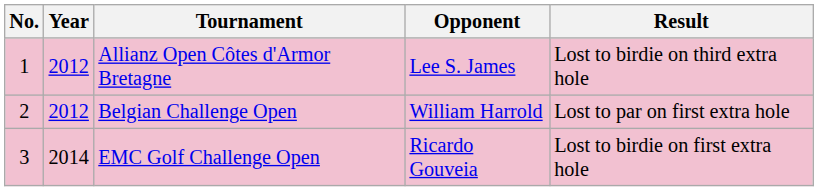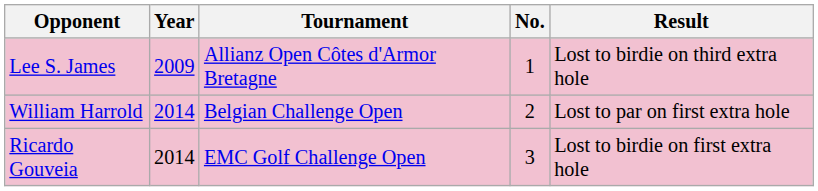columns swapped: (24, 21) <-> (477, 21)
(69, 66) 2012 -> (174, 66) 2009
(69, 111) 2012 -> (174, 111) 2014
